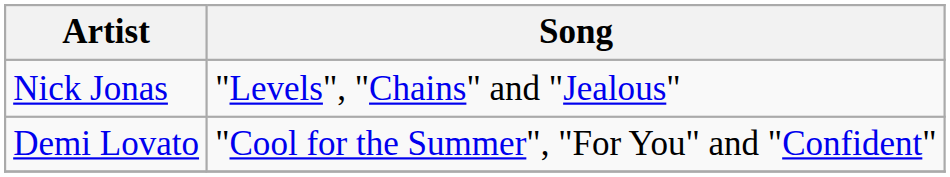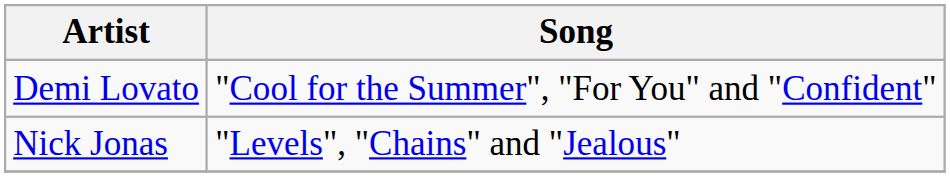rows swapped: (106, 143) <-> (91, 87)
